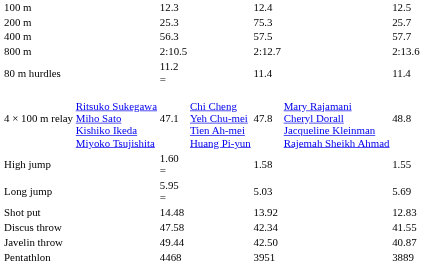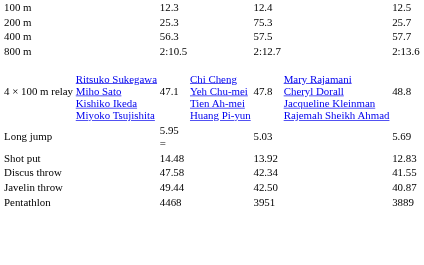- row: (32, 73)
- row: (27, 164)
